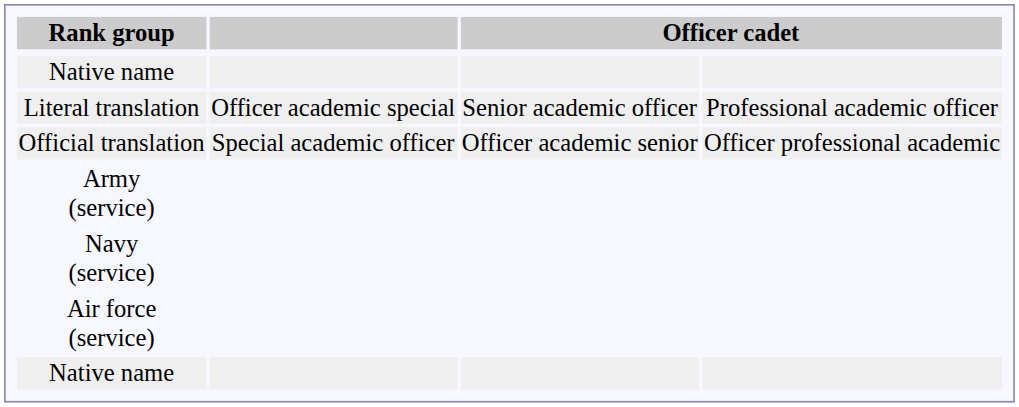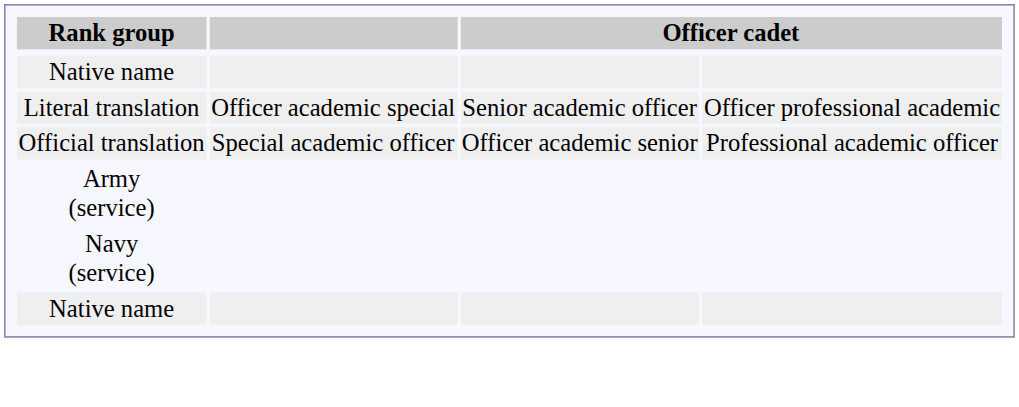(852, 107) Professional academic officer -> (852, 107) Officer professional academic
(852, 143) Officer professional academic -> (852, 143) Professional academic officer
- row: (112, 322)
